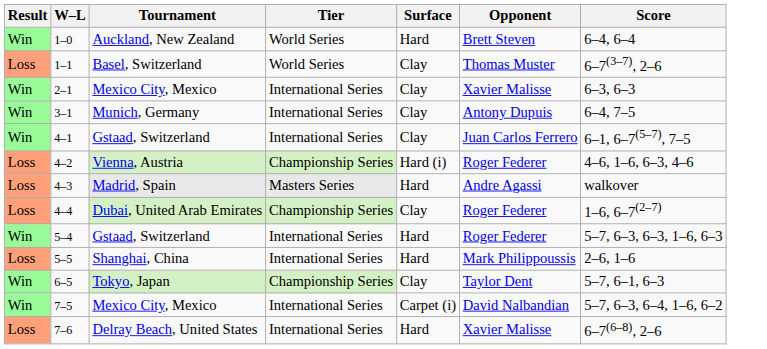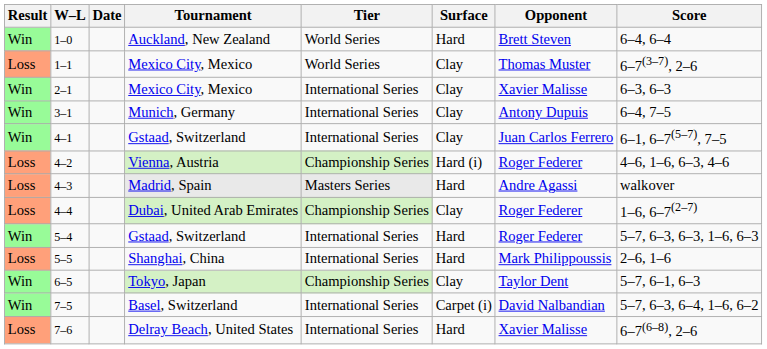+ column: (107, 16)
(147, 64) Basel, Switzerland -> (190, 64) Mexico City, Mexico
(154, 304) Mexico City, Mexico -> (183, 304) Basel, Switzerland
